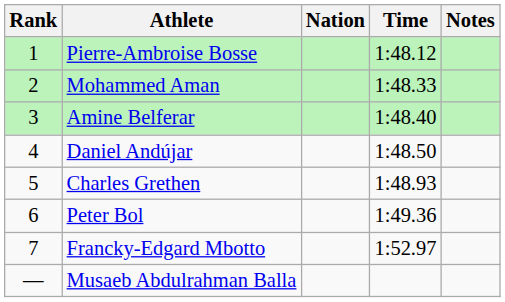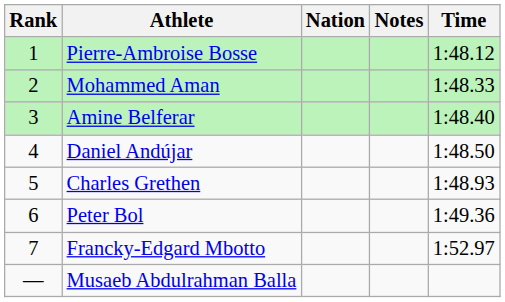columns swapped: (405, 20) <-> (470, 20)
